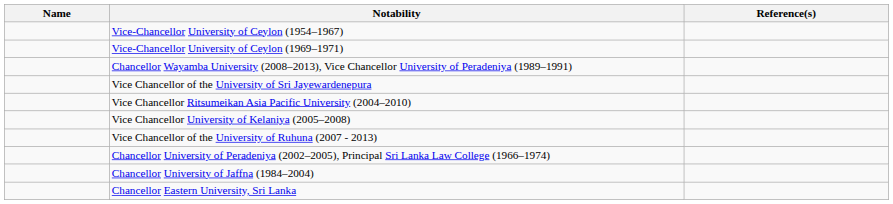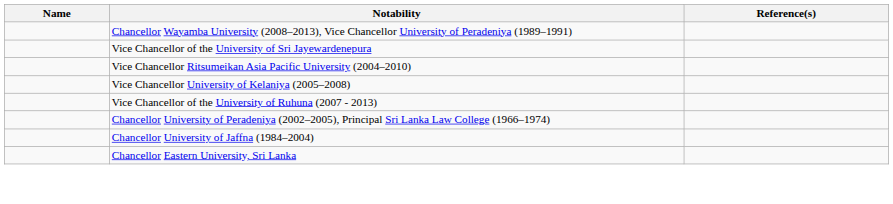- row: (227, 31)
- row: (227, 48)
